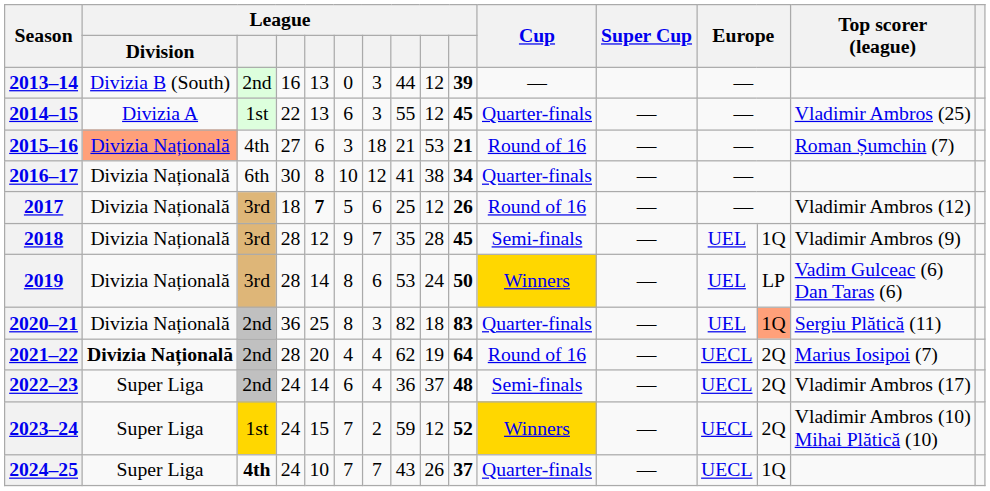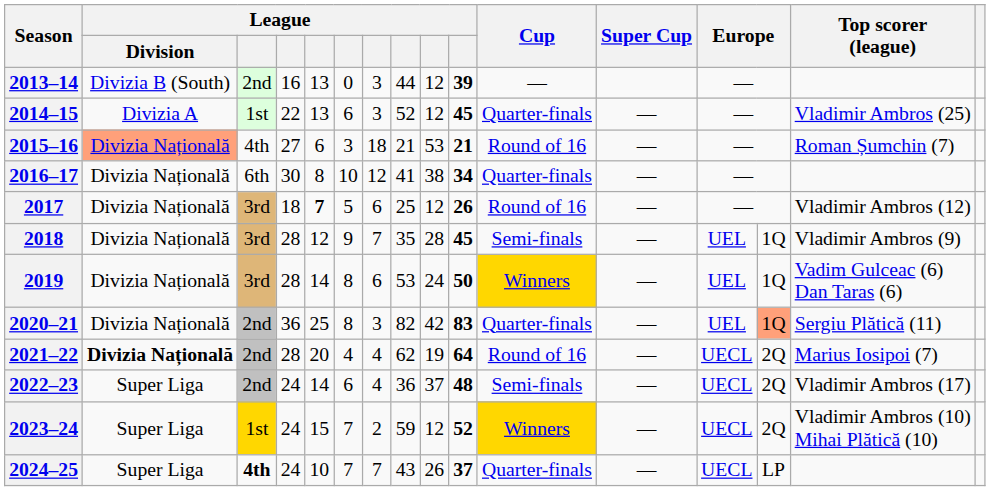(406, 113) 55 -> (406, 113) 52
(774, 280) LP -> (774, 280) 1Q
(434, 323) 18 -> (434, 323) 42
(774, 470) 1Q -> (774, 470) LP
